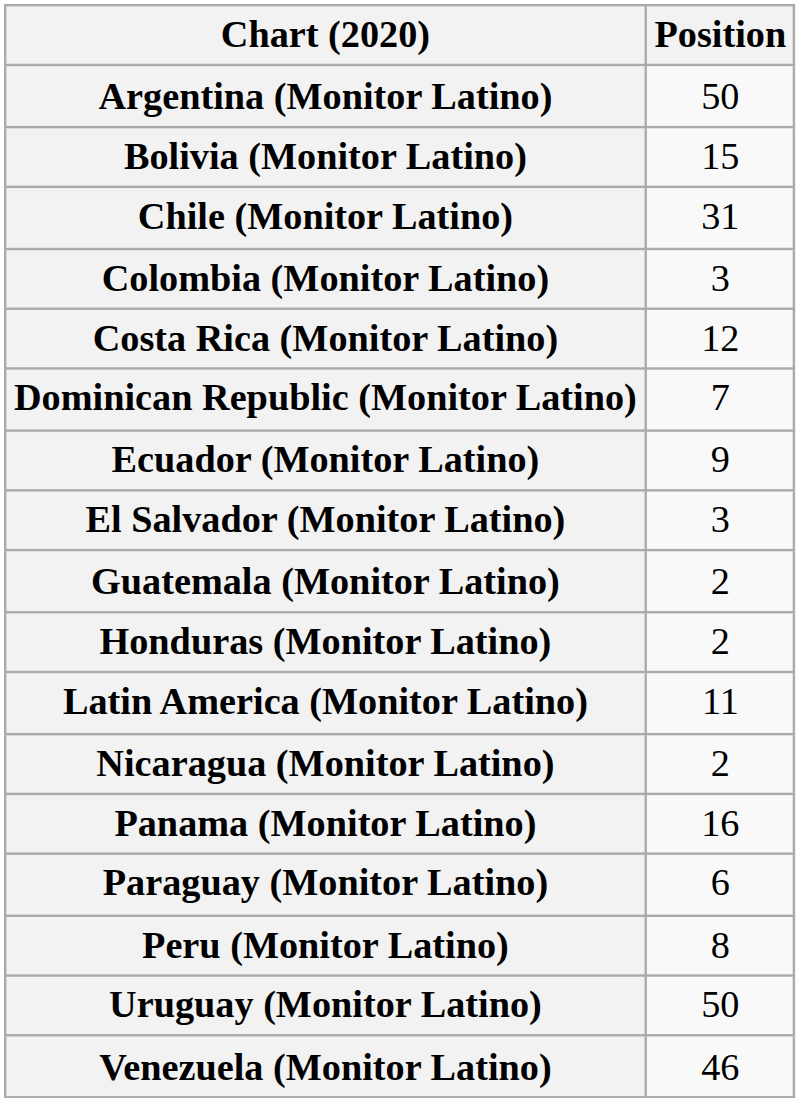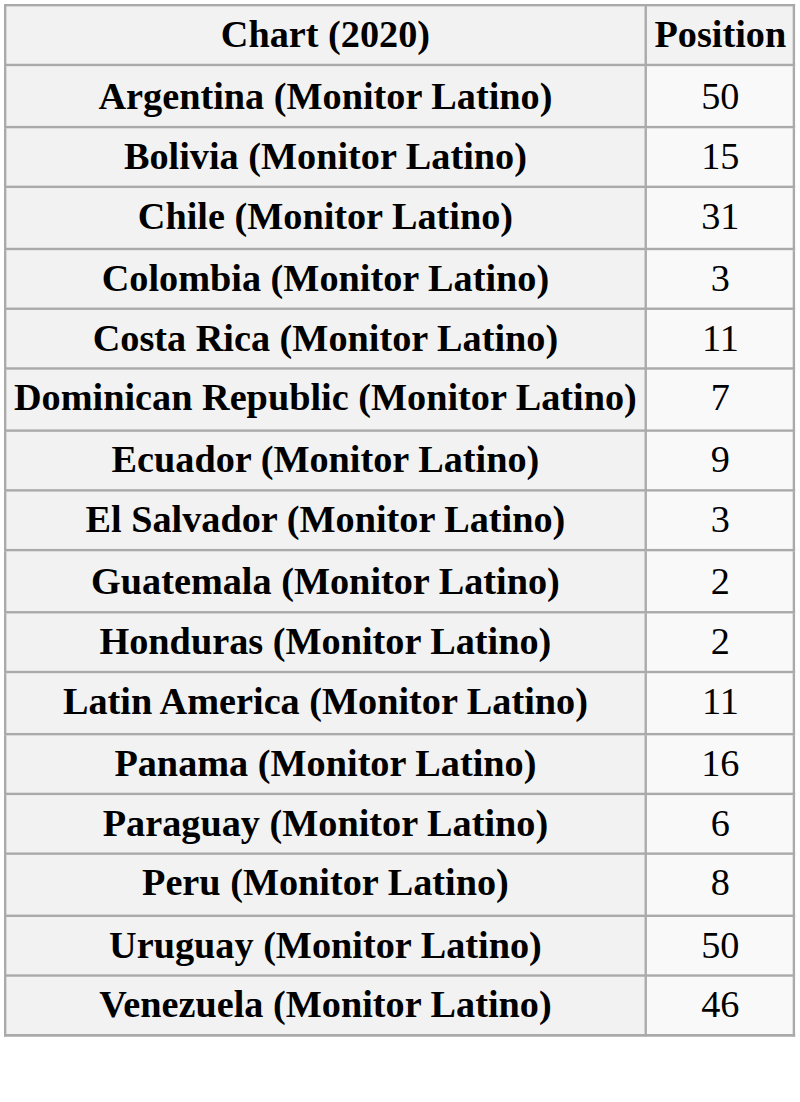(720, 338) 12 -> (720, 338) 11
- row: (325, 762)
